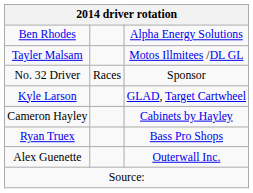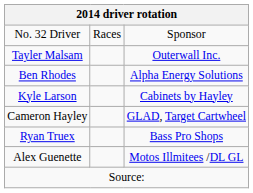rows swapped: (47, 75) <-> (47, 35)
(186, 55) Motos Illmitees /DL GL -> (186, 55) Outerwall Inc.
(186, 96) GLAD, Target Cartwheel -> (186, 96) Cabinets by Hayley
(186, 116) Cabinets by Hayley -> (186, 116) GLAD, Target Cartwheel
(186, 157) Outerwall Inc. -> (186, 157) Motos Illmitees /DL GL
